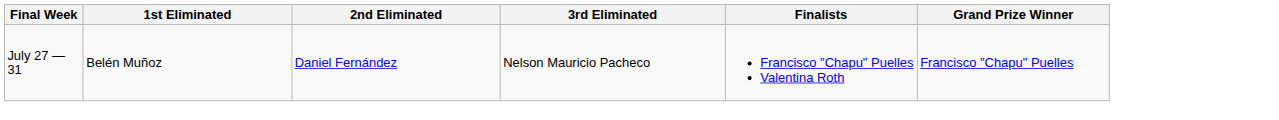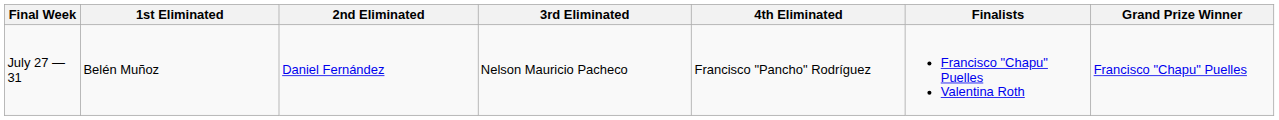+ column: (798, 14)
